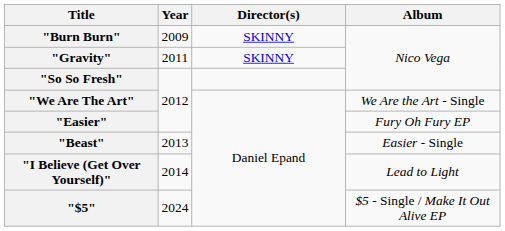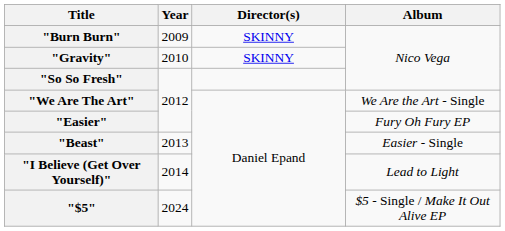(175, 57) 2011 -> (175, 57) 2010
